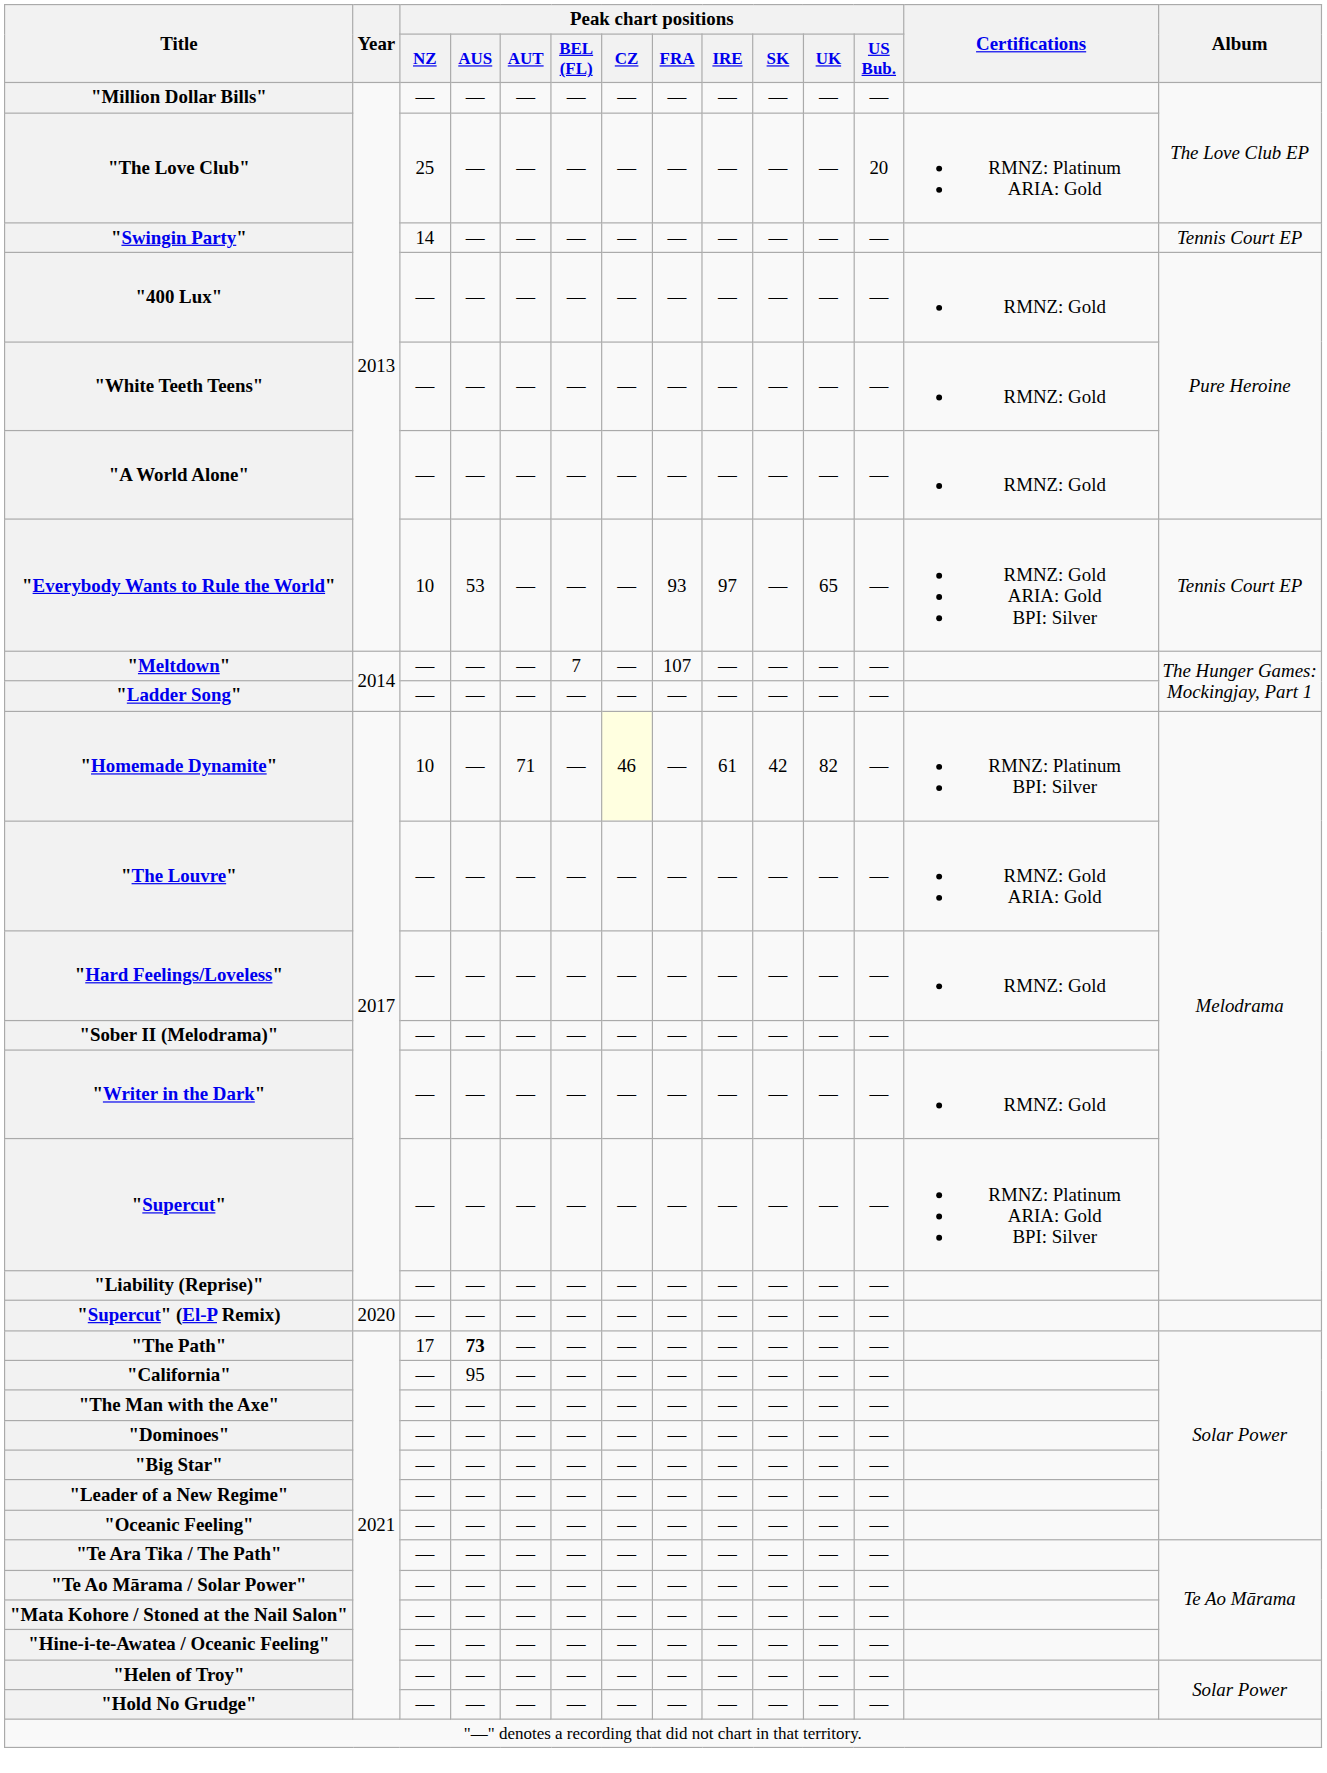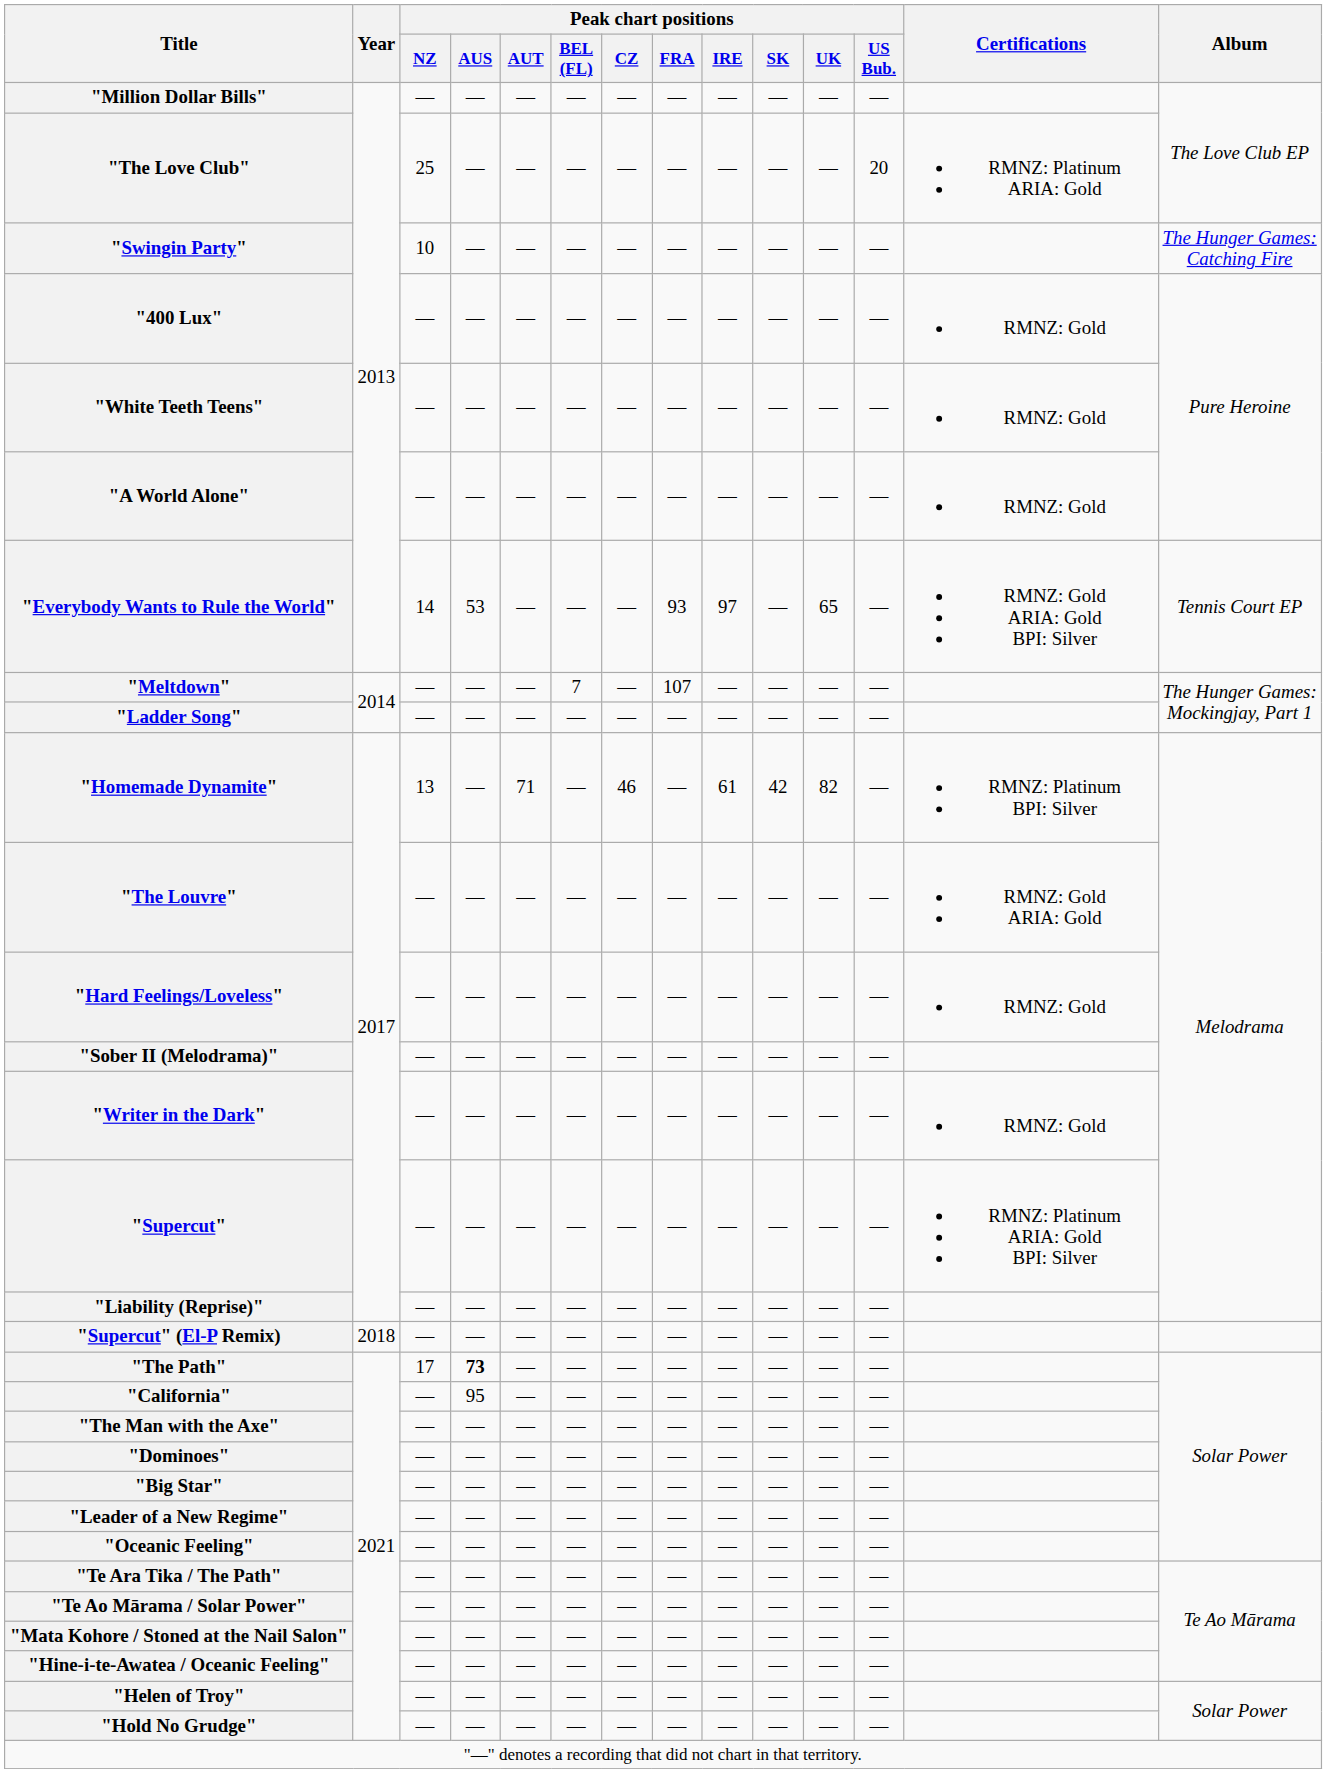(425, 237) 14 -> (425, 248) 10
(1240, 237) Tennis Court EP -> (1240, 248) The Hunger Games: Catching Fire
(425, 585) 10 -> (425, 606) 14
(425, 765) 10 -> (425, 787) 13
(627, 765) lightyellow background -> (627, 787) no background
(376, 1315) 2020 -> (376, 1336) 2018
